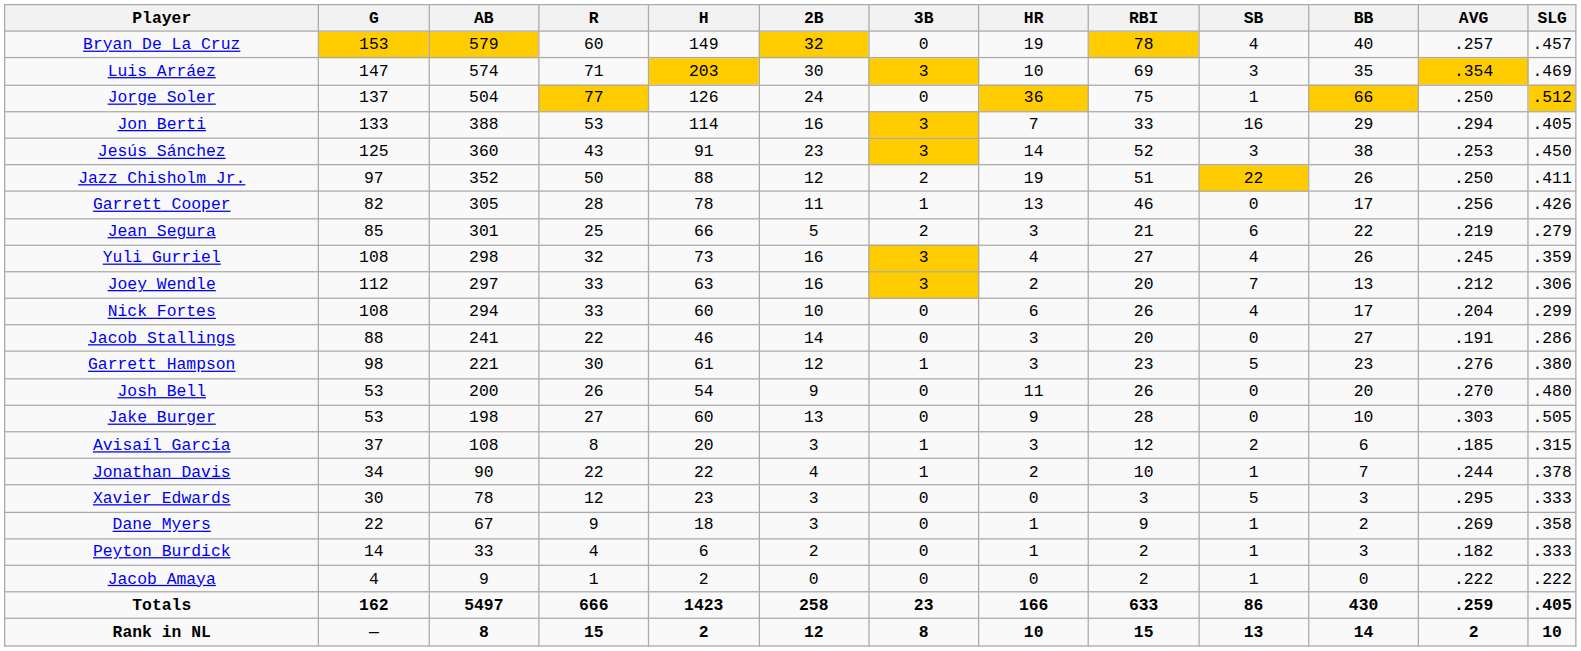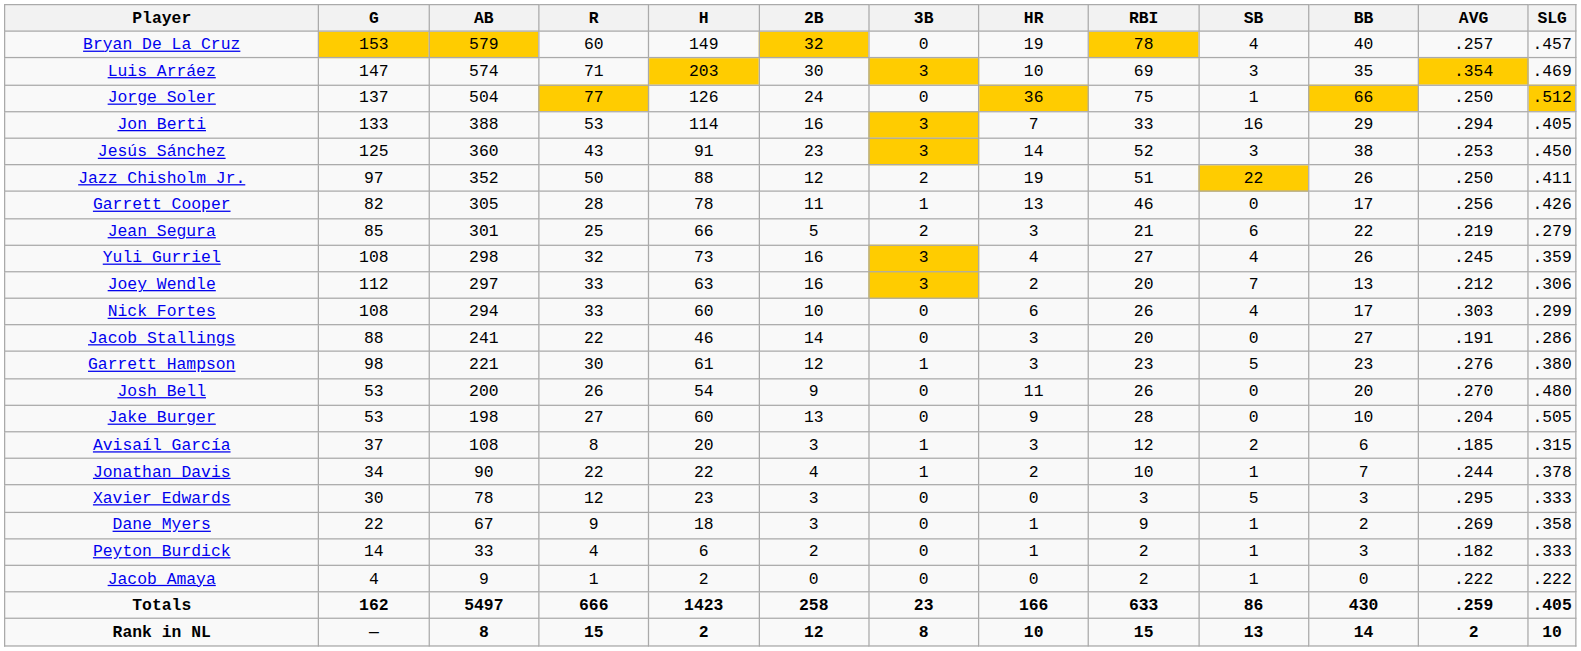(1474, 312) .204 -> (1474, 312) .303
(1474, 418) .303 -> (1474, 418) .204
